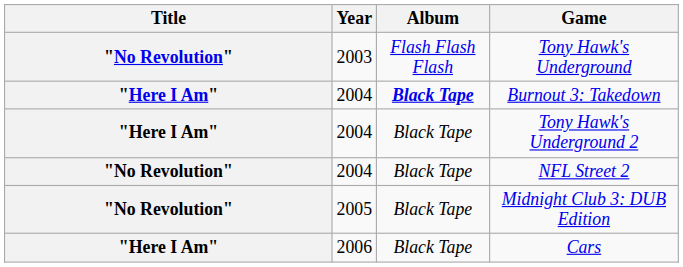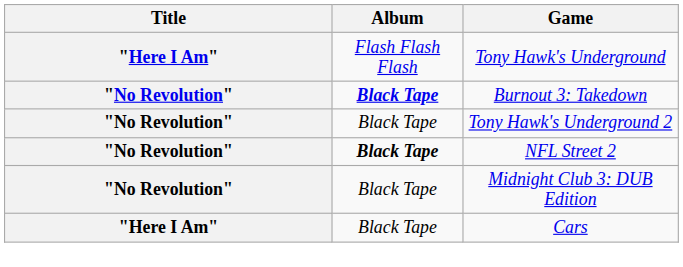- column: (354, 18)
(168, 56) "No Revolution" -> (168, 56) "Here I Am"
(168, 94) "Here I Am" -> (168, 94) "No Revolution"
(168, 133) "Here I Am" -> (168, 123) "No Revolution"
(433, 171) normal -> (397, 151) bold
